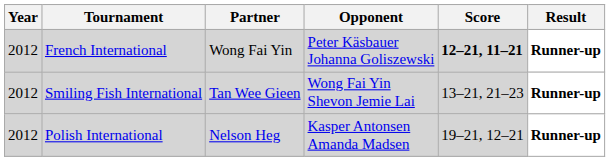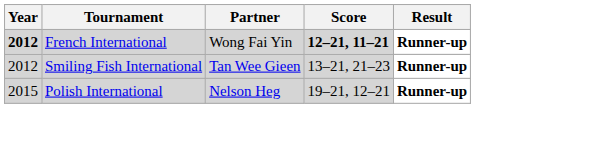- column: (371, 17)
(23, 50) normal -> (23, 41) bold
(23, 135) 2012 -> (23, 91) 2015
